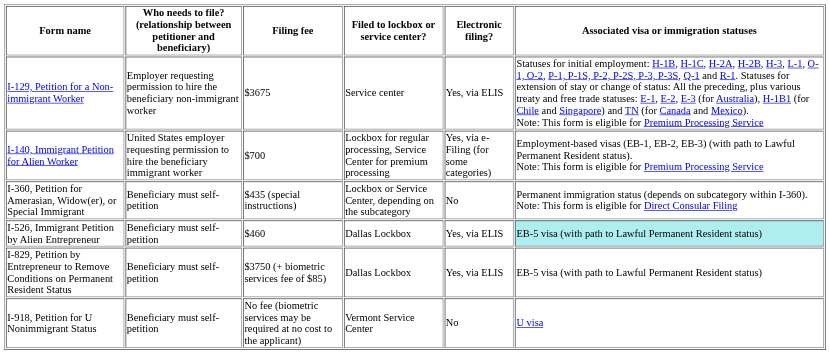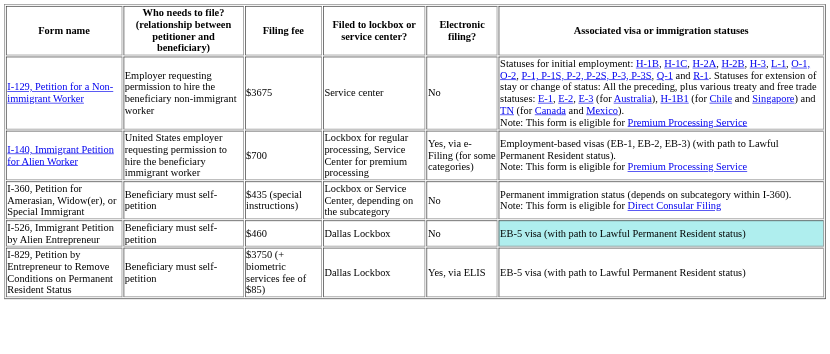(474, 93) Yes, via ELIS -> (434, 93) No
(474, 233) Yes, via ELIS -> (434, 233) No
- row: (52, 323)
